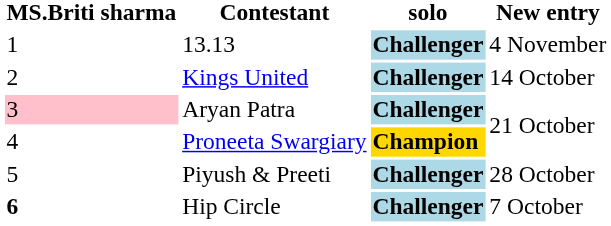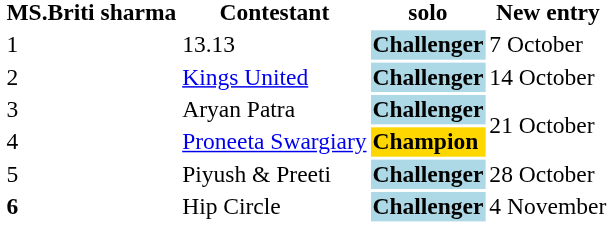(548, 44) 4 November -> (536, 44) 7 October
(12, 109) pink background -> (12, 109) no background
(536, 206) 7 October -> (548, 206) 4 November
